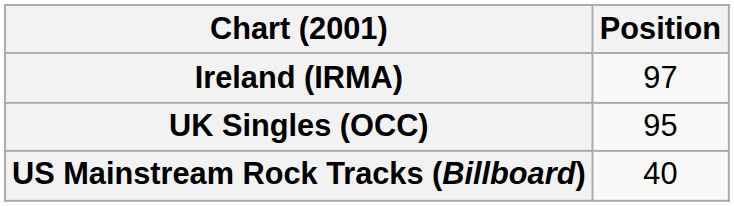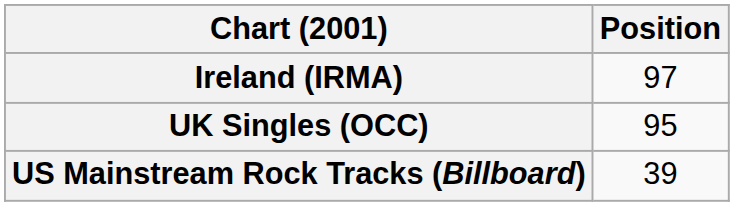(660, 175) 40 -> (660, 175) 39
